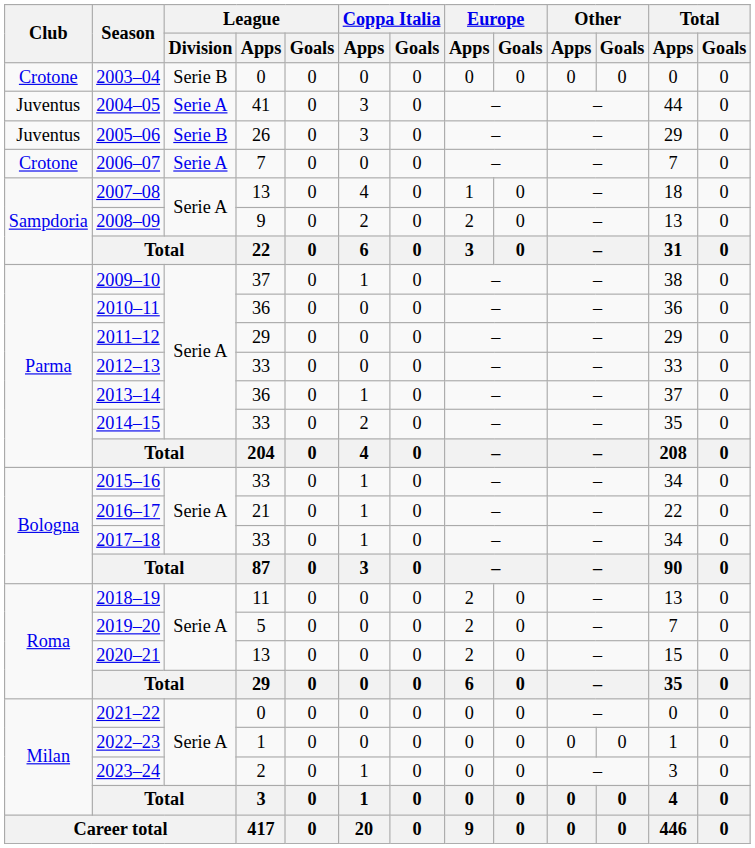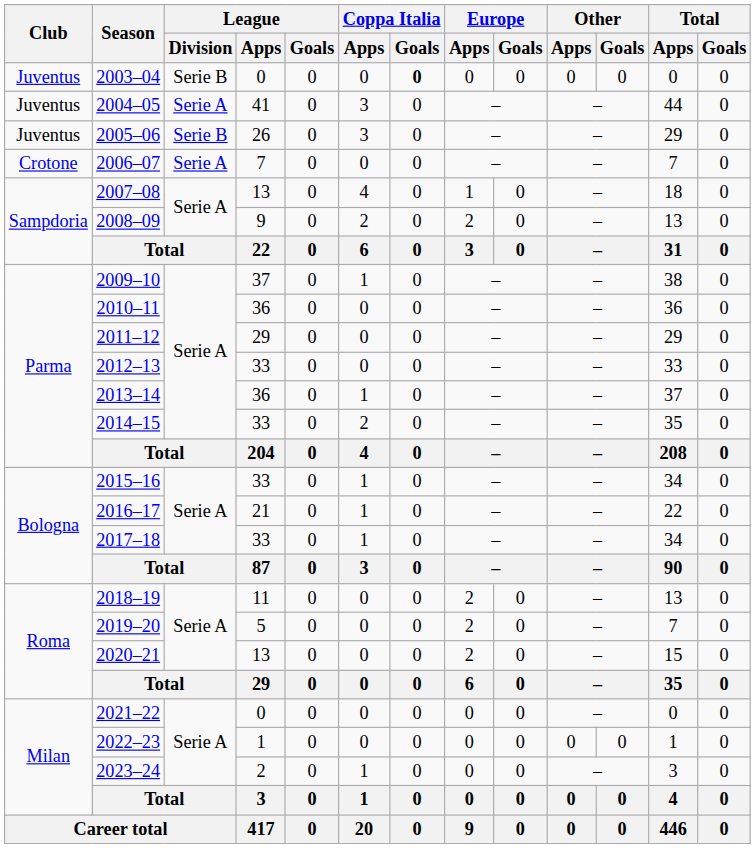(48, 76) Crotone -> (48, 76) Juventus
(417, 76) normal -> (417, 76) bold
